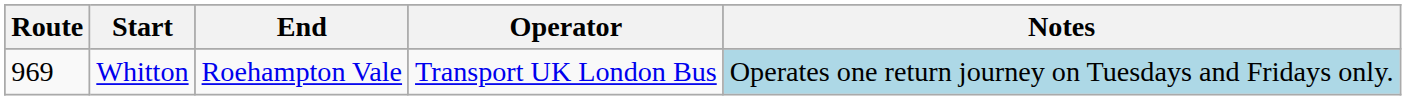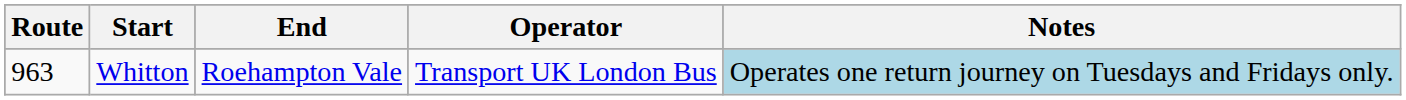(32, 71) 969 -> (32, 71) 963
